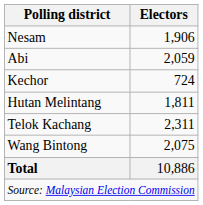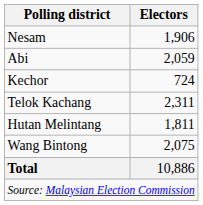rows swapped: (54, 102) <-> (49, 124)
